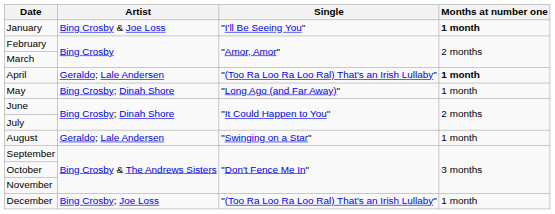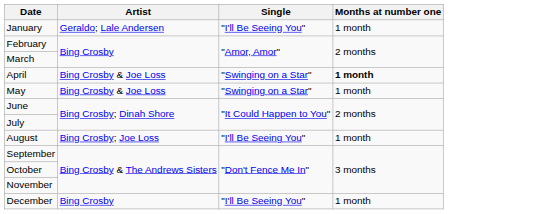(113, 28) Bing Crosby & Joe Loss -> (112, 28) Geraldo; Lale Andersen
(461, 28) bold -> (353, 28) normal
(112, 75) Geraldo; Lale Andersen -> (113, 75) Bing Crosby & Joe Loss
(329, 75) "(Too Ra Loo Ra Loo Ral) That's an Irish Lullaby" -> (266, 75) "Swinging on a Star"
(117, 91) Bing Crosby; Dinah Shore -> (113, 91) Bing Crosby & Joe Loss
(281, 91) "Long Ago (and Far Away)" -> (266, 91) "Swinging on a Star"
(112, 138) Geraldo; Lale Andersen -> (109, 138) Bing Crosby; Joe Loss
(266, 138) "Swinging on a Star" -> (263, 138) "I'll Be Seeing You"
(109, 201) Bing Crosby; Joe Loss -> (87, 201) Bing Crosby
(329, 201) "(Too Ra Loo Ra Loo Ral) That's an Irish Lullaby" -> (263, 201) "I'll Be Seeing You"
